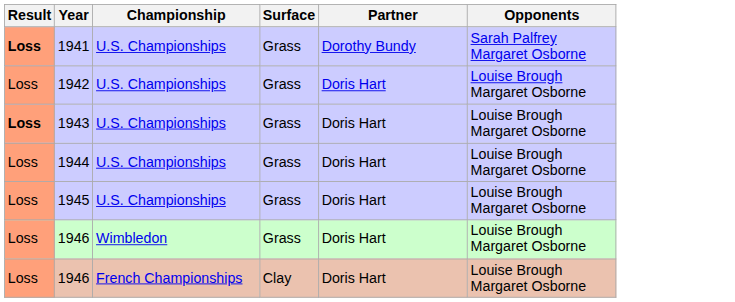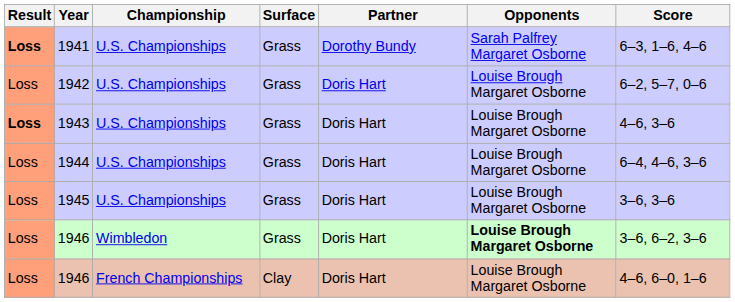+ column: (673, 15)
(528, 239) normal -> (532, 239) bold
